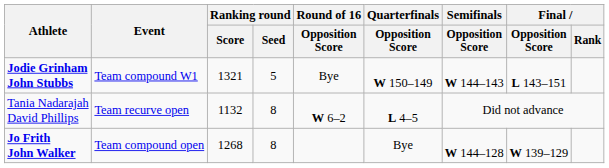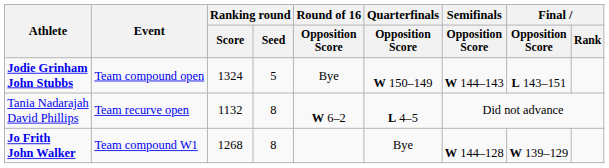(146, 75) Team compound W1 -> (149, 75) Team compound open
(230, 75) 1321 -> (230, 75) 1324
(149, 146) Team compound open -> (146, 146) Team compound W1
